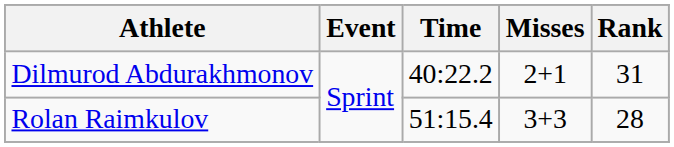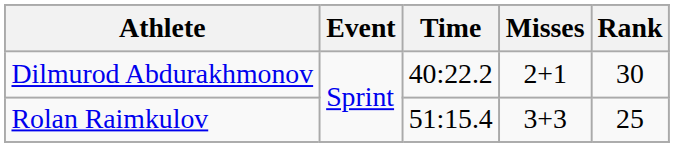(630, 73) 31 -> (630, 73) 30
(630, 119) 28 -> (630, 119) 25
